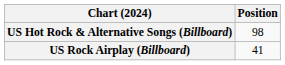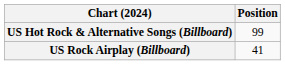(258, 32) 98 -> (258, 32) 99
